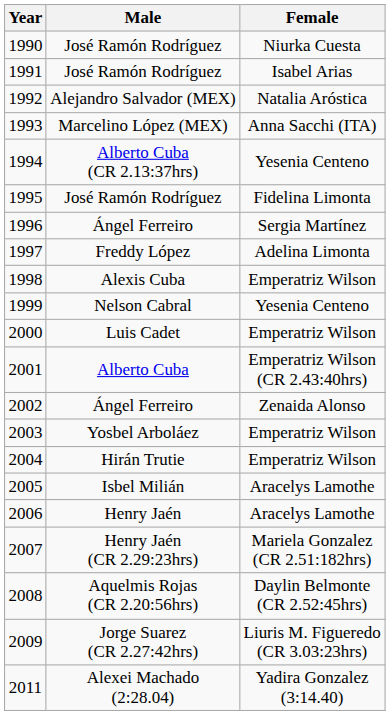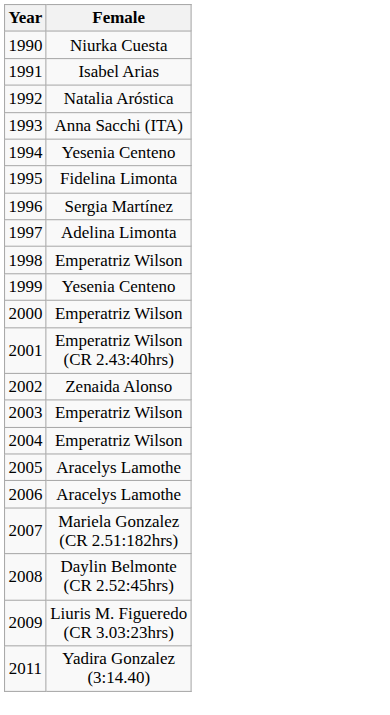- column: (143, 17)
